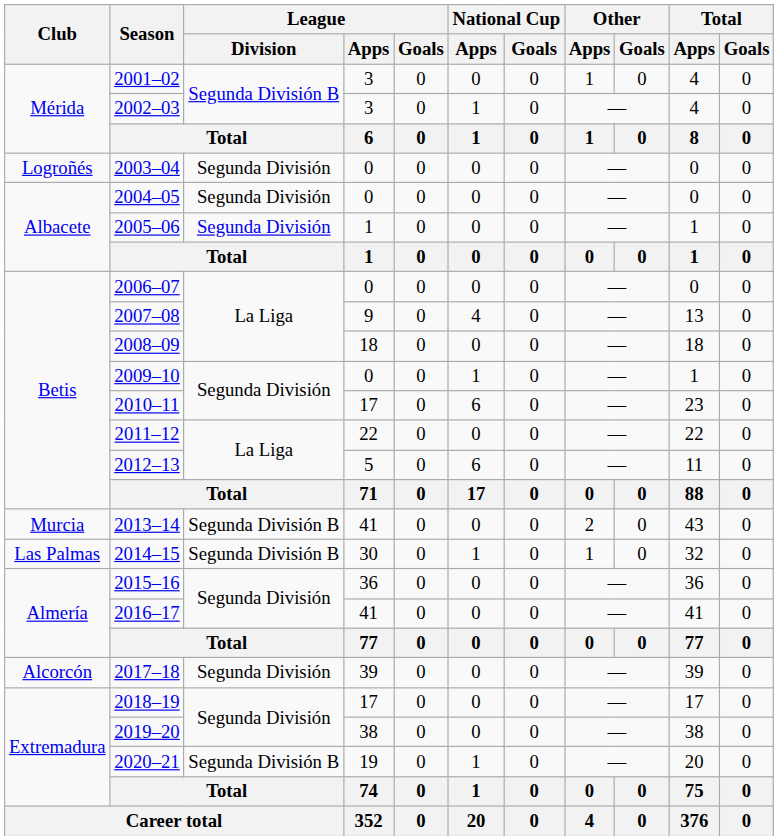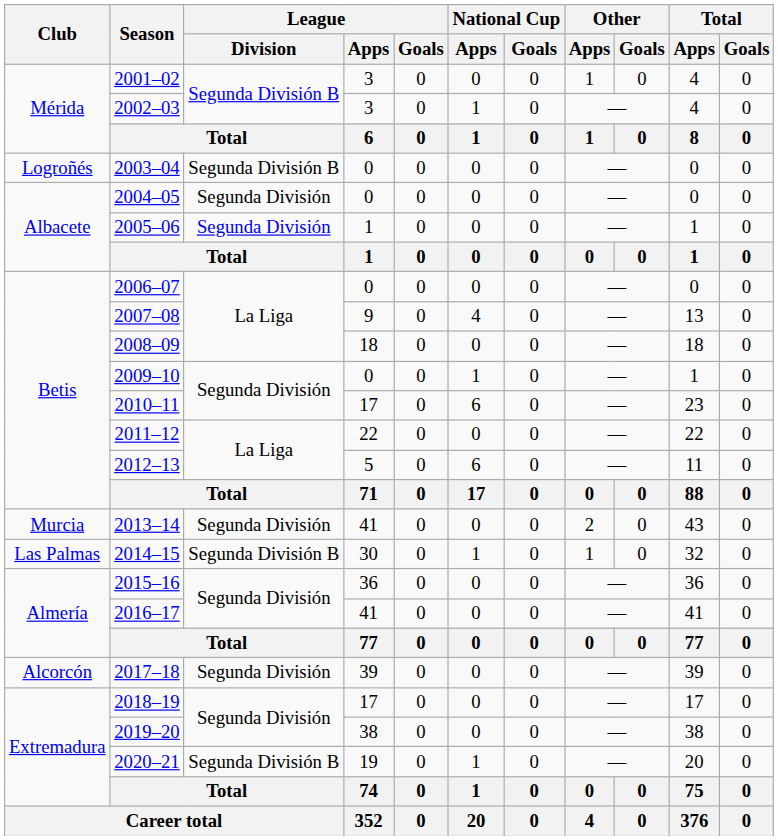(264, 167) Segunda División -> (264, 167) Segunda División B
(264, 524) Segunda División B -> (264, 524) Segunda División
